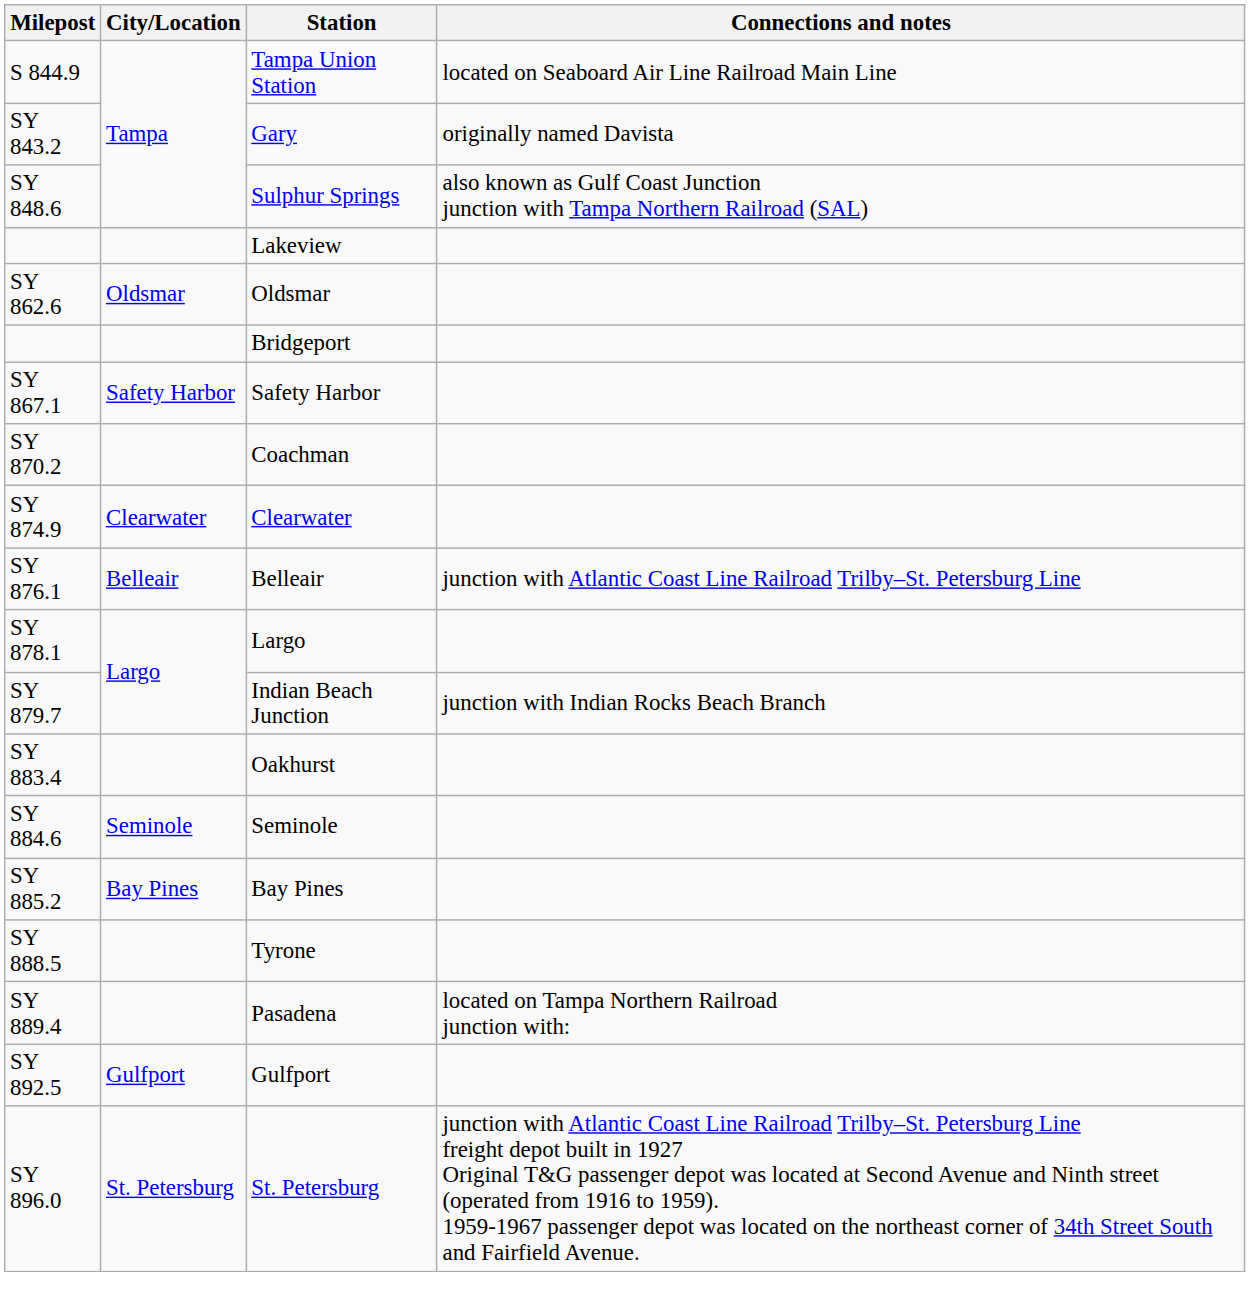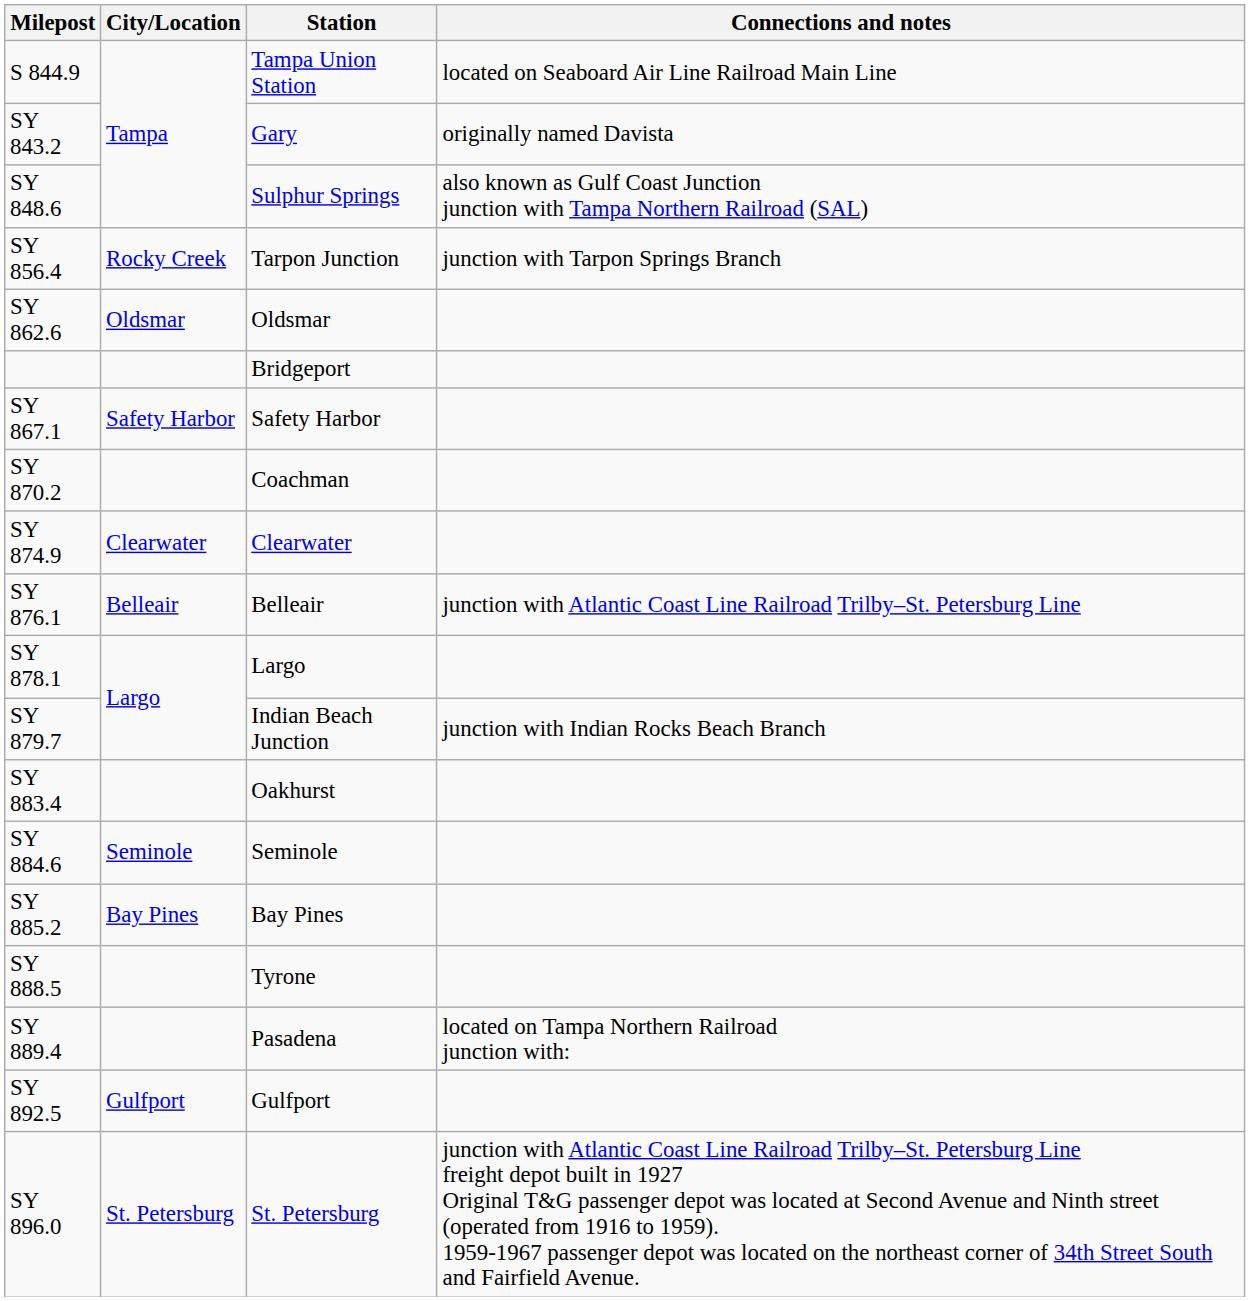- row: (296, 245)
+ row: (325, 257)
